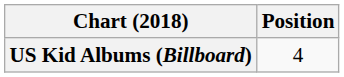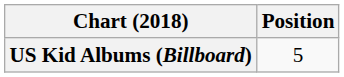(298, 54) 4 -> (298, 54) 5
